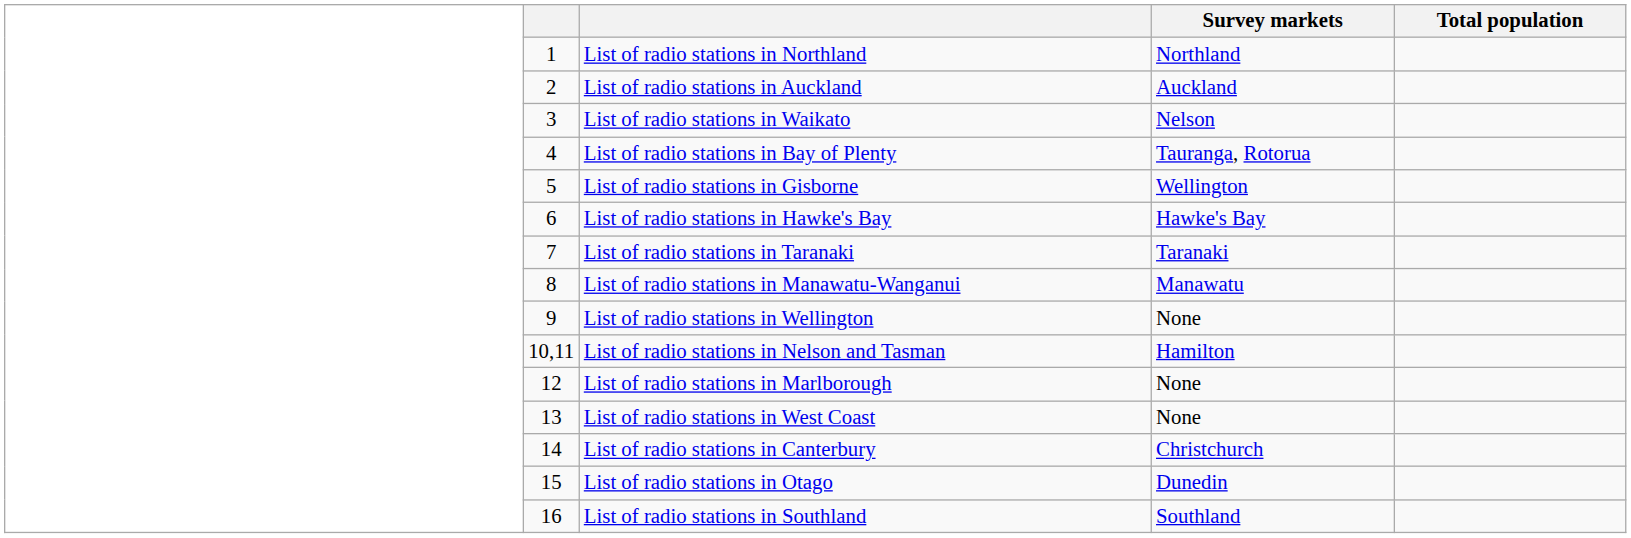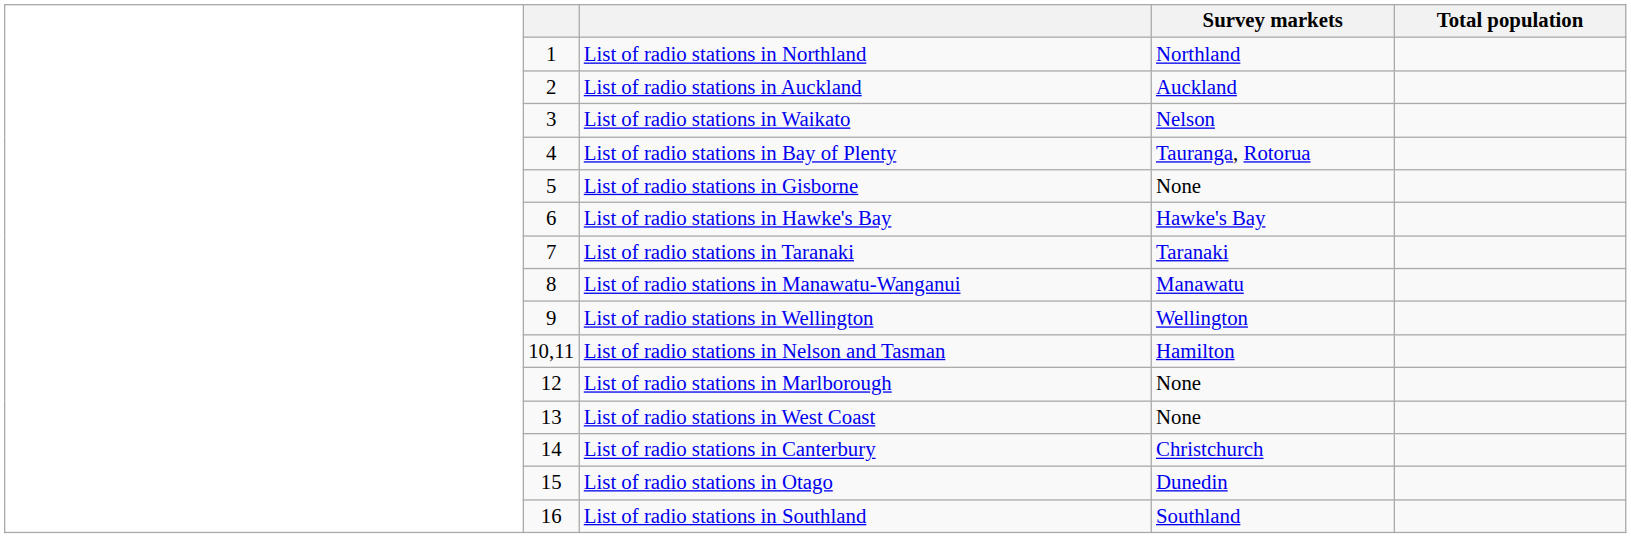(1202, 185) Wellington -> (1179, 185) None
(1179, 317) None -> (1202, 317) Wellington
